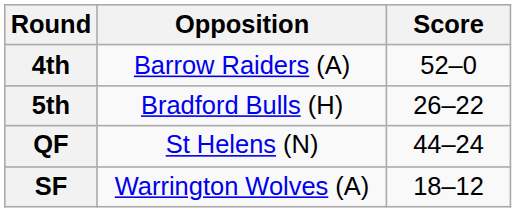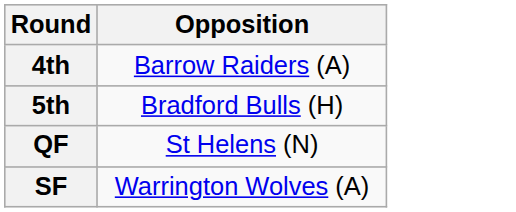- column: (449, 24)
